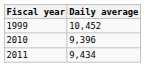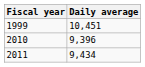(85, 26) 10,452 -> (85, 26) 10,451
